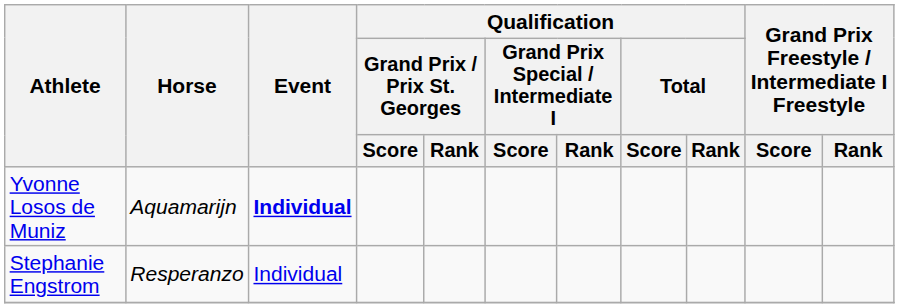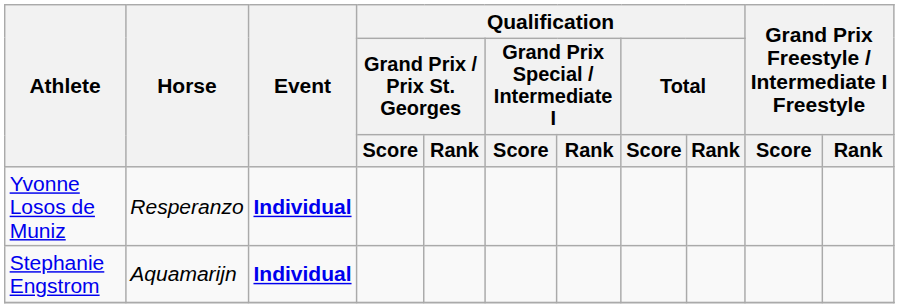(183, 207) Aquamarijn -> (187, 207) Resperanzo
(187, 275) Resperanzo -> (183, 275) Aquamarijn
(298, 275) normal -> (303, 275) bold
